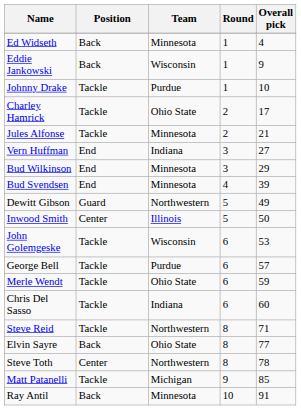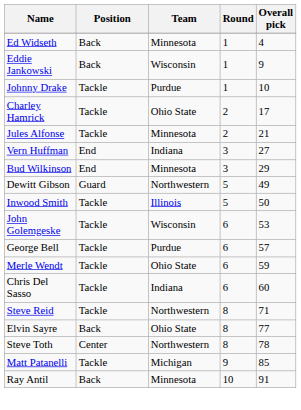- row: (38, 185)
(93, 219) Center -> (93, 202) Tackle
